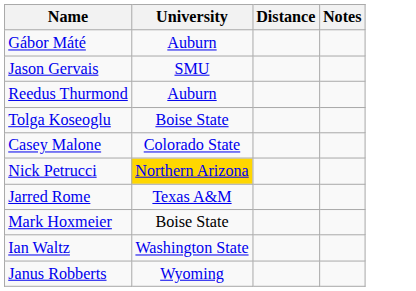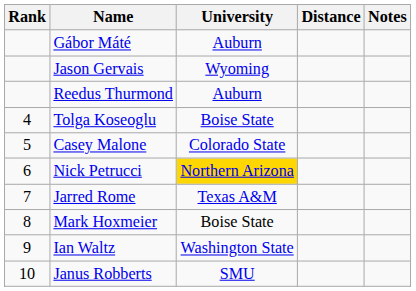+ column: (27, 17)
(192, 68) SMU -> (237, 68) Wyoming
(192, 273) Wyoming -> (237, 273) SMU
